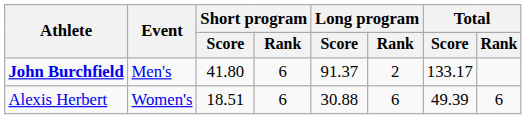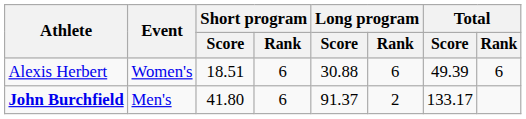rows swapped: (66, 72) <-> (58, 99)
